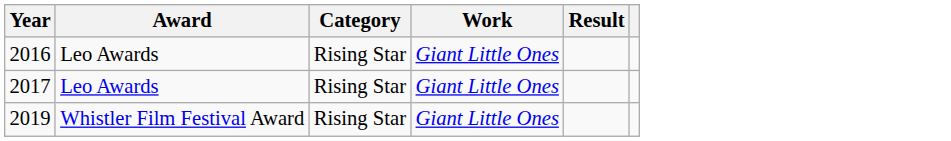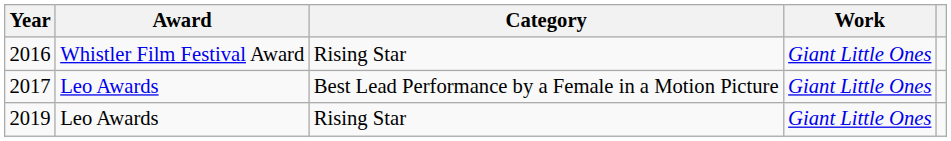- column: (597, 20)
(109, 53) Leo Awards -> (182, 53) Whistler Film Festival Award
(360, 86) Rising Star -> (546, 86) Best Lead Performance by a Female in a Motion Picture
(182, 119) Whistler Film Festival Award -> (109, 119) Leo Awards
